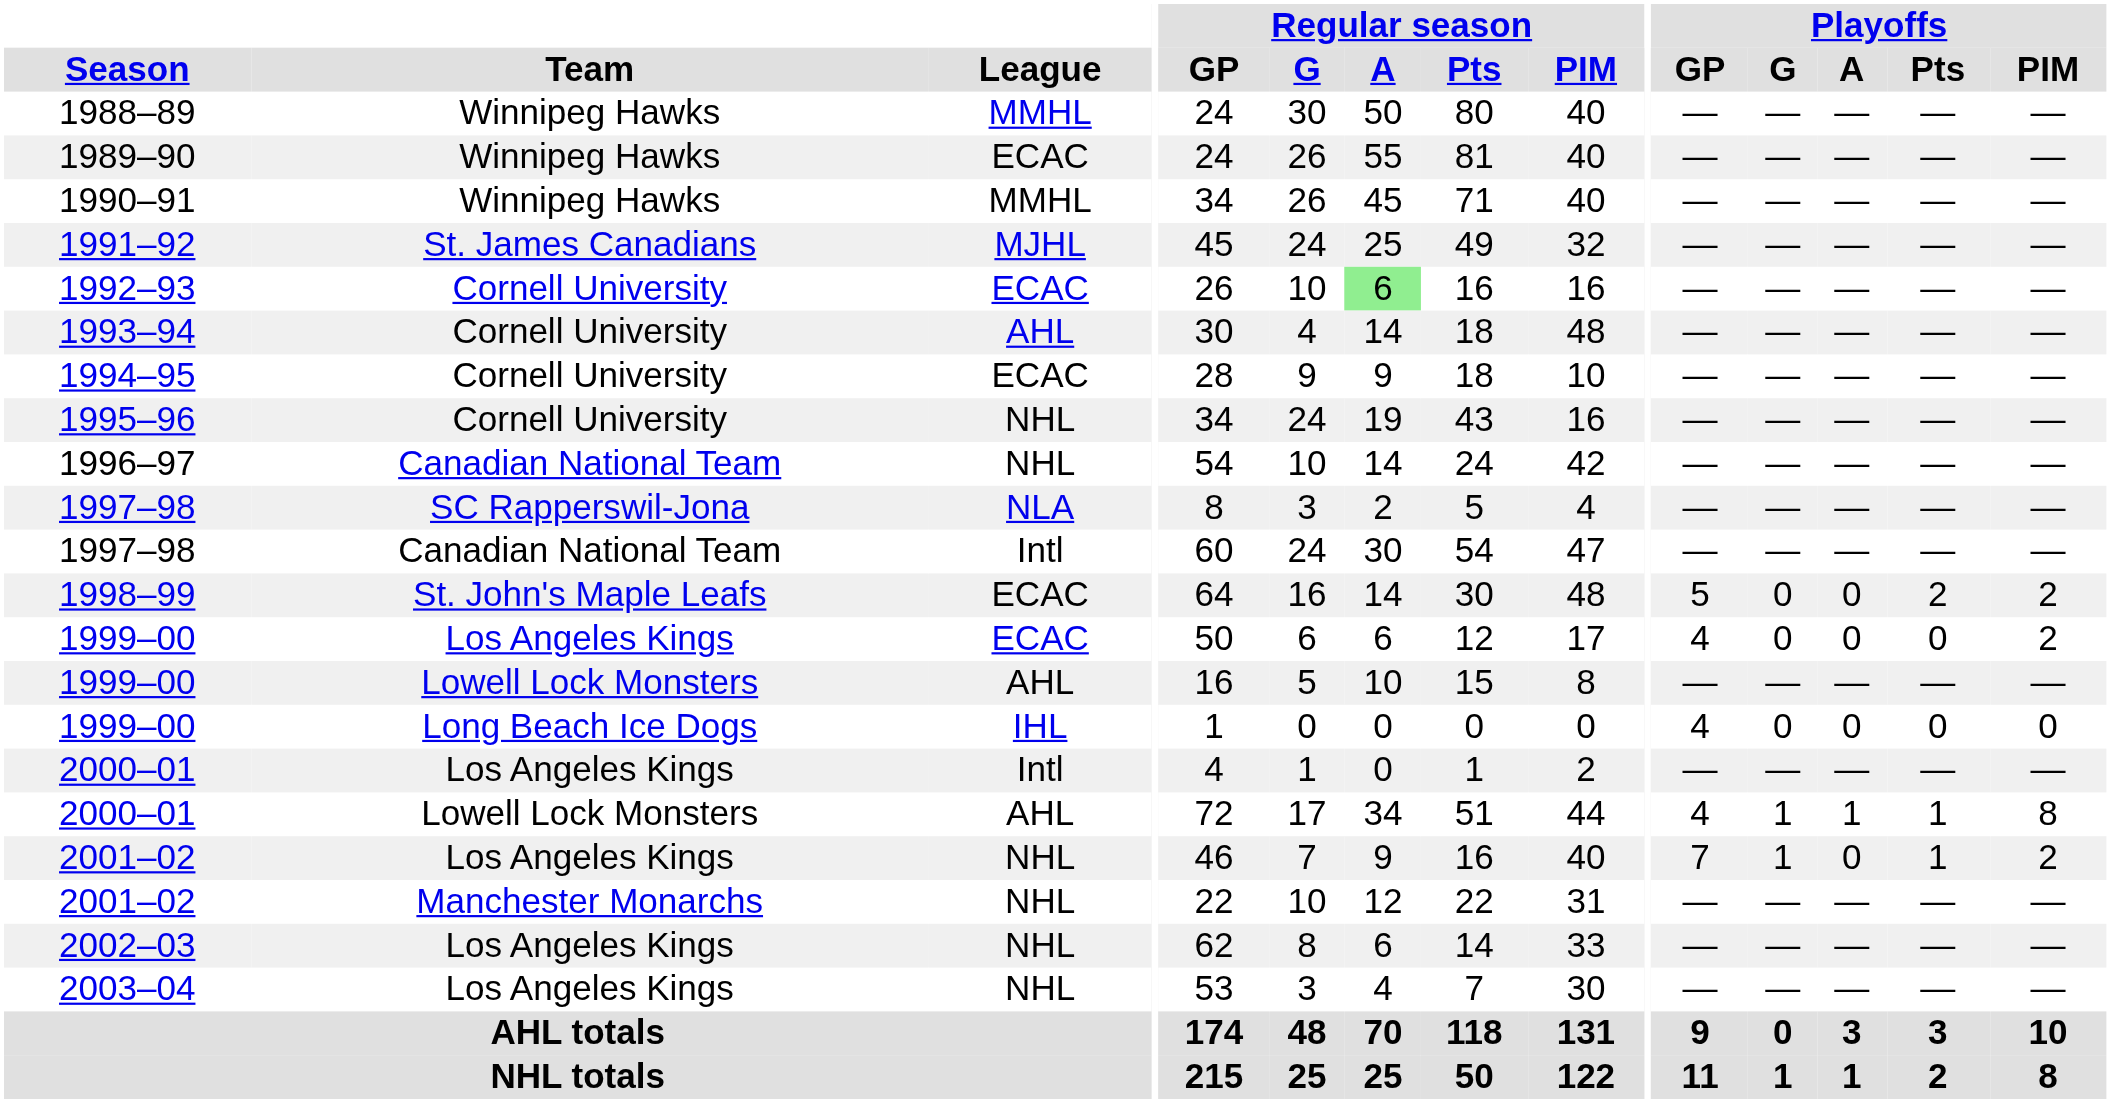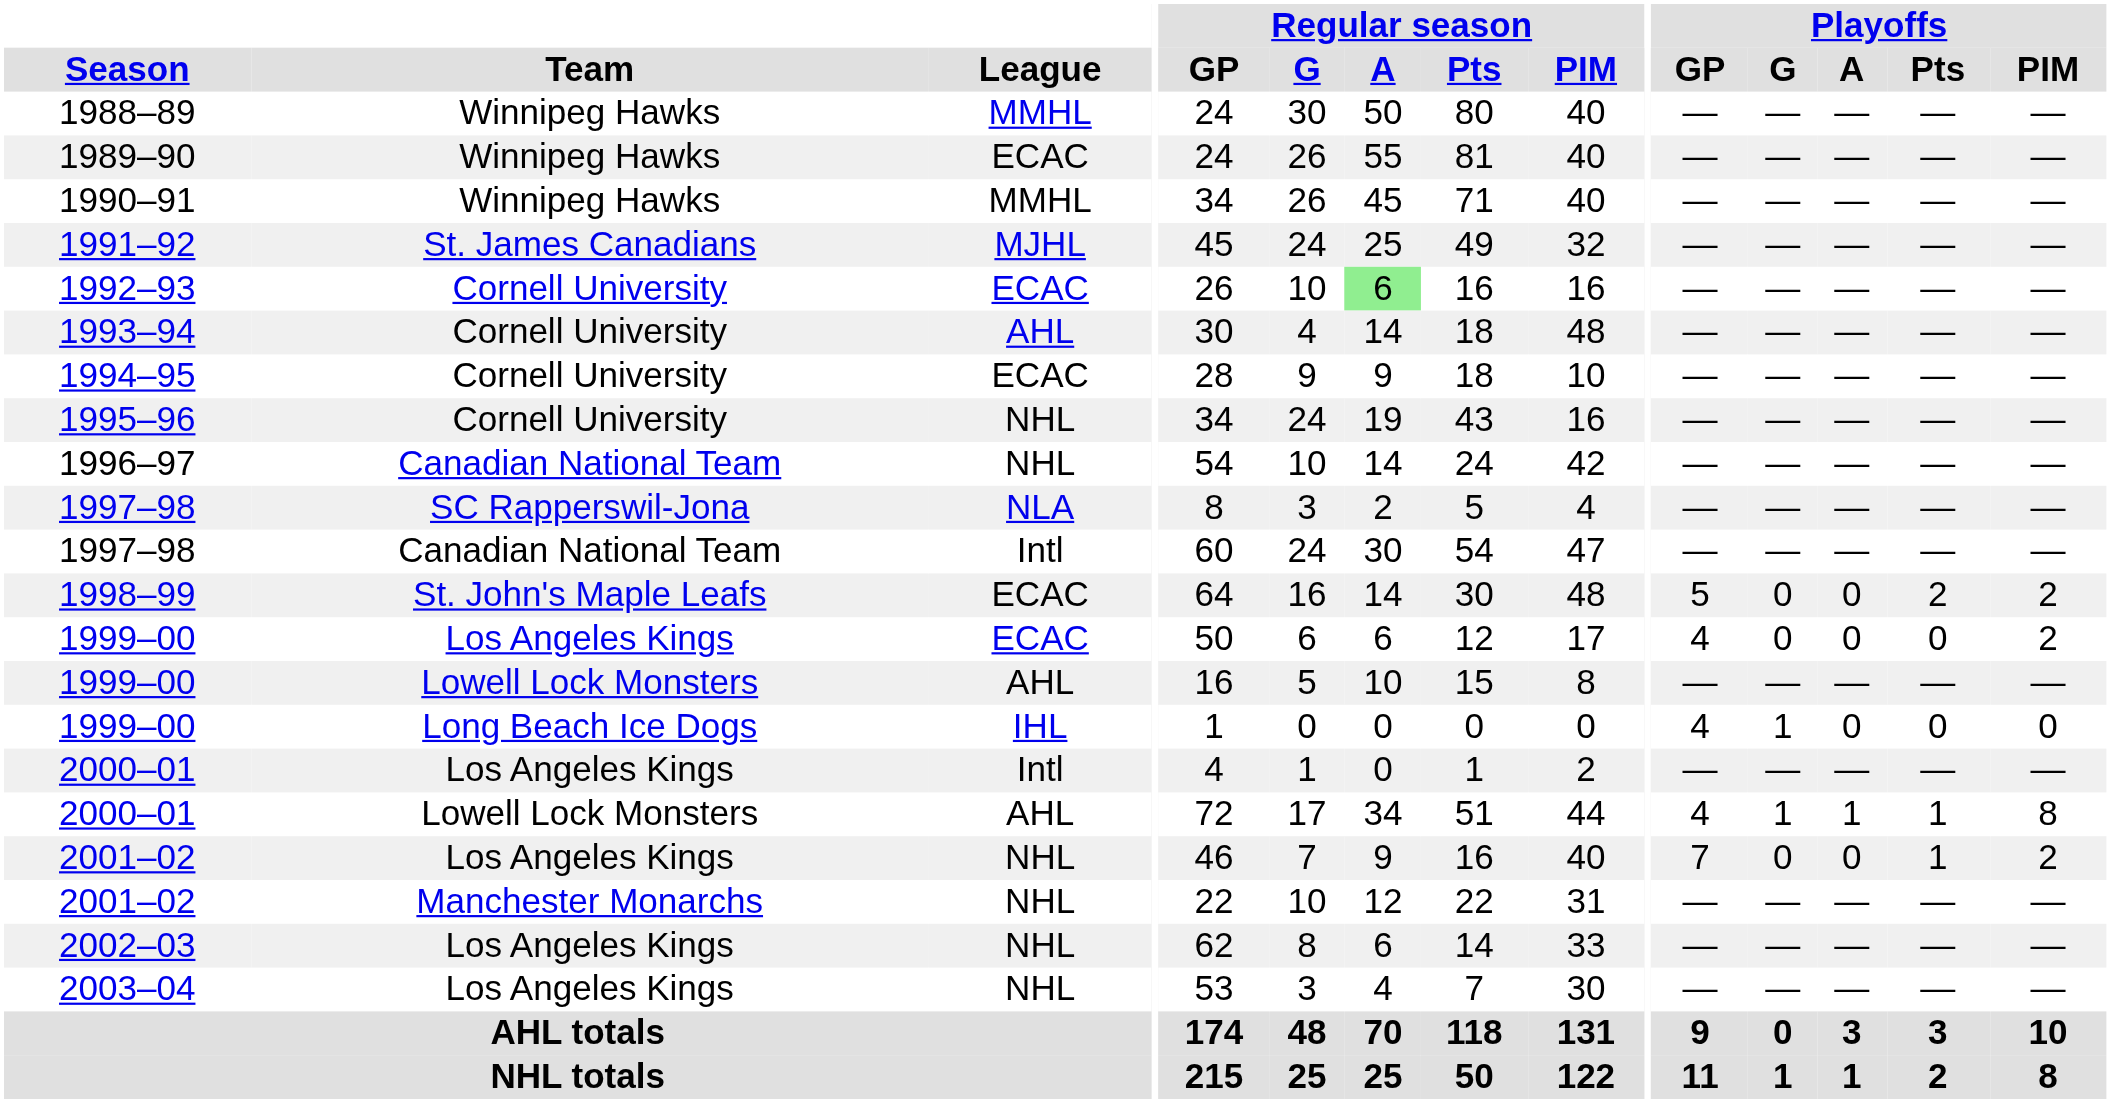(1783, 726) 0 -> (1783, 726) 1
(1783, 857) 1 -> (1783, 857) 0
